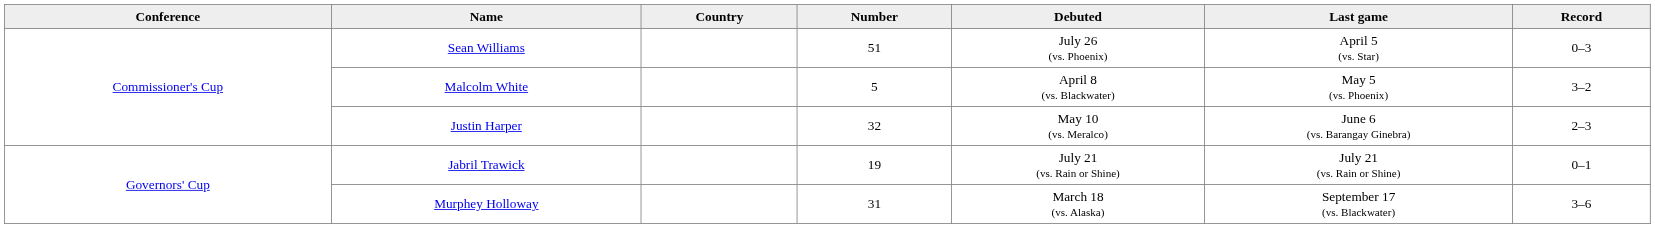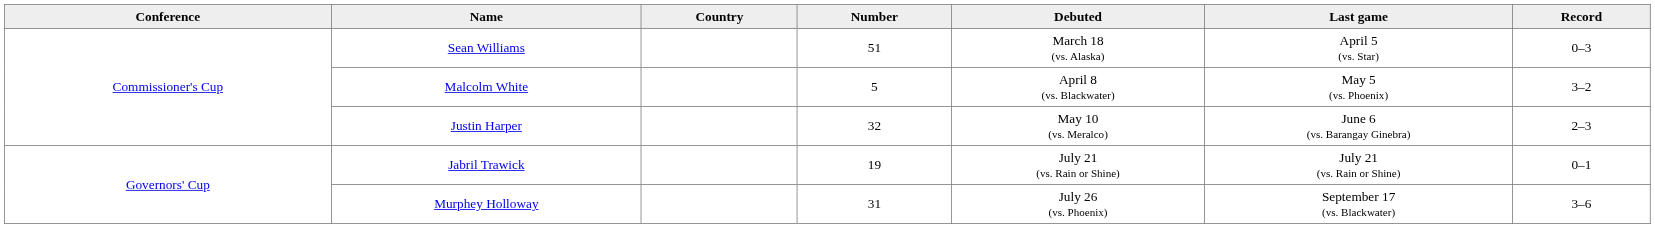(1078, 48) July 26 (vs. Phoenix) -> (1078, 48) March 18 (vs. Alaska)
(1078, 204) March 18 (vs. Alaska) -> (1078, 204) July 26 (vs. Phoenix)
